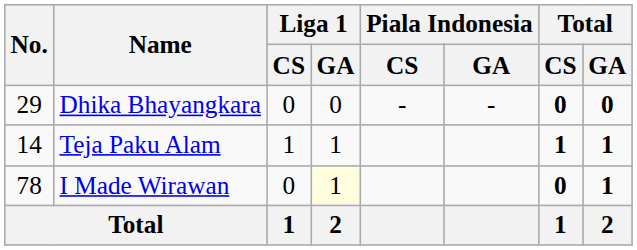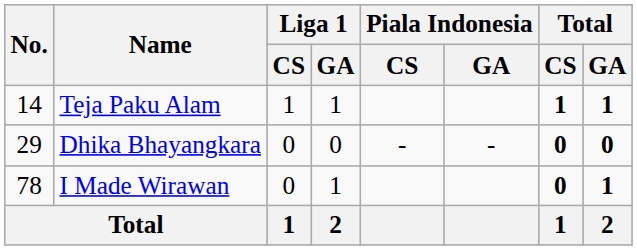rows swapped: (140, 144) <-> (160, 104)
(336, 184) lightyellow background -> (336, 184) no background
